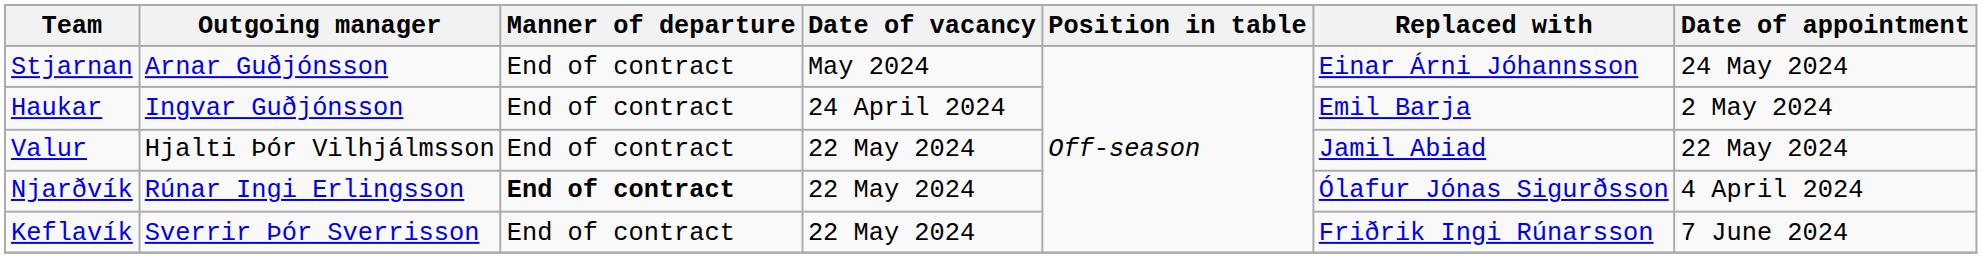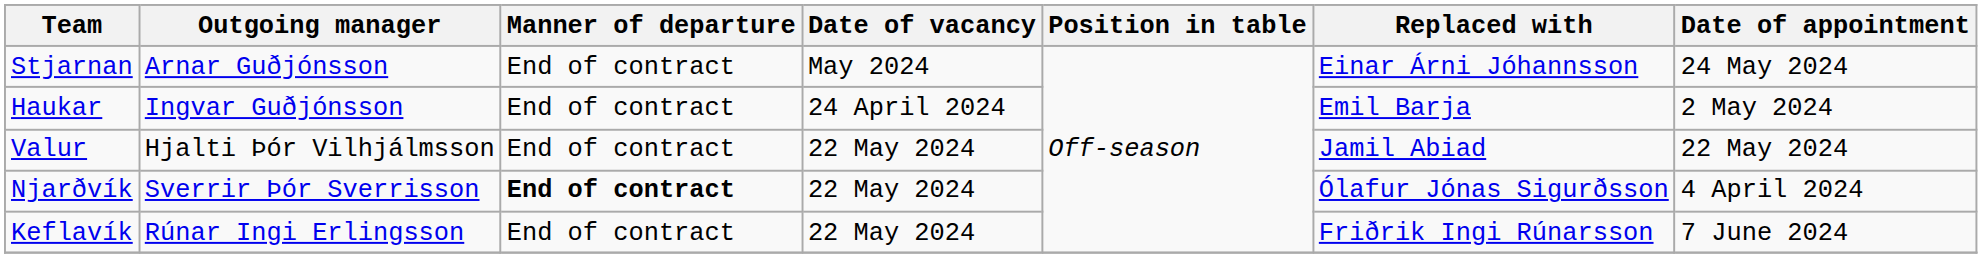(305, 191) Rúnar Ingi Erlingsson -> (312, 191) Sverrir Þór Sverrisson
(312, 232) Sverrir Þór Sverrisson -> (305, 232) Rúnar Ingi Erlingsson
